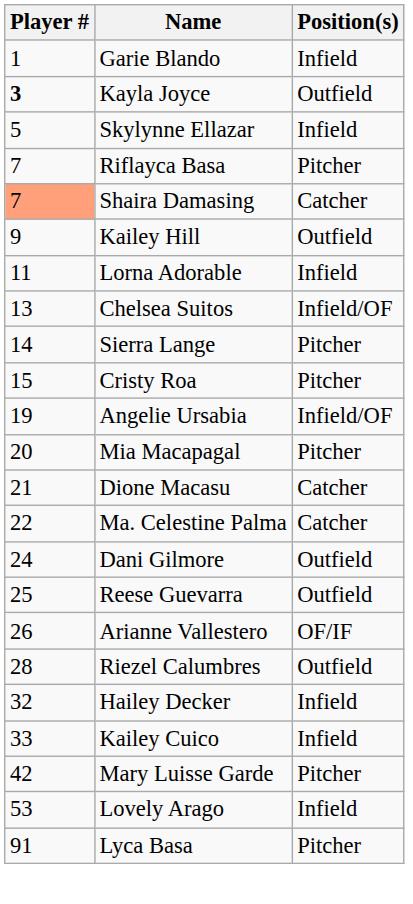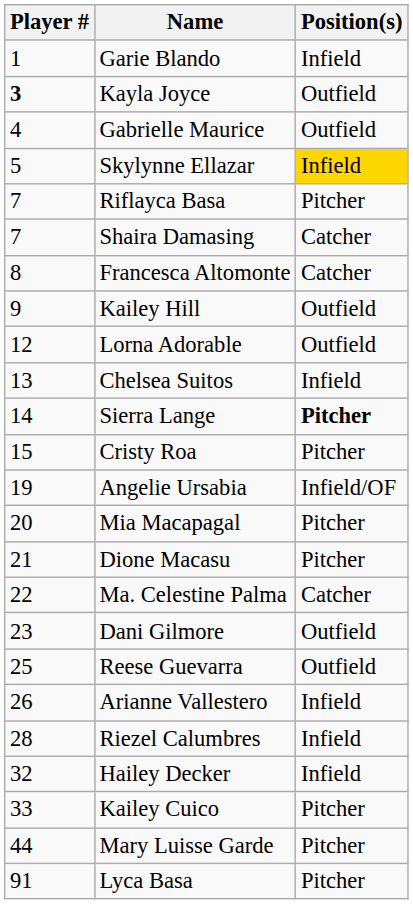+ row: (182, 129)
(327, 129) no background -> (331, 165) gold background
(16, 201) lightsalmon background -> (16, 237) no background
+ row: (195, 272)
(21, 272) 11 -> (21, 344) 12
(327, 272) Infield -> (339, 344) Outfield
(345, 308) Infield/OF -> (331, 380) Infield
(329, 344) normal -> (336, 415) bold
(332, 487) Catcher -> (333, 559) Pitcher
(21, 559) 24 -> (21, 630) 23
(325, 630) OF/IF -> (331, 702) Infield
(335, 666) Outfield -> (331, 737) Infield
(327, 737) Infield -> (333, 809) Pitcher
(21, 773) 42 -> (21, 845) 44
- row: (162, 809)
